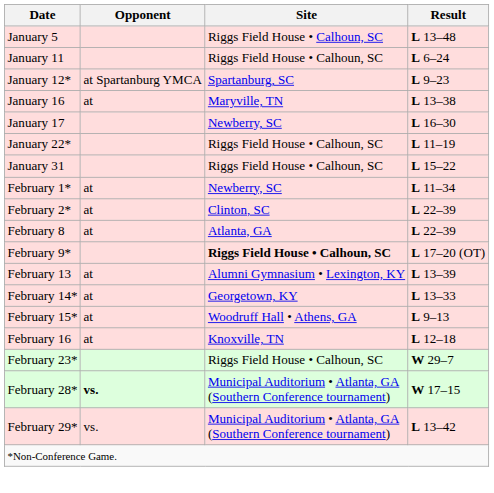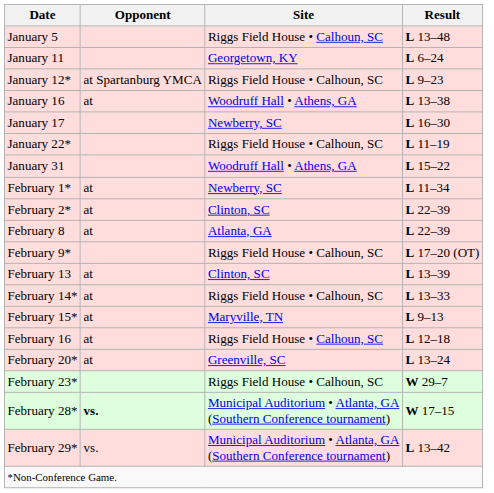(295, 58) Riggs Field House • Calhoun, SC -> (253, 58) Georgetown, KY
(251, 80) Spartanburg, SC -> (295, 80) Riggs Field House • Calhoun, SC
(246, 101) Maryville, TN -> (282, 101) Woodruff Hall • Athens, GA
(295, 166) Riggs Field House • Calhoun, SC -> (282, 166) Woodruff Hall • Athens, GA
(299, 252) bold -> (295, 252) normal
(307, 274) Alumni Gymnasium • Lexington, KY -> (239, 274) Clinton, SC
(253, 295) Georgetown, KY -> (295, 295) Riggs Field House • Calhoun, SC
(282, 317) Woodruff Hall • Athens, GA -> (246, 317) Maryville, TN
(246, 338) Knoxville, TN -> (295, 338) Riggs Field House • Calhoun, SC
+ row: (42, 360)
